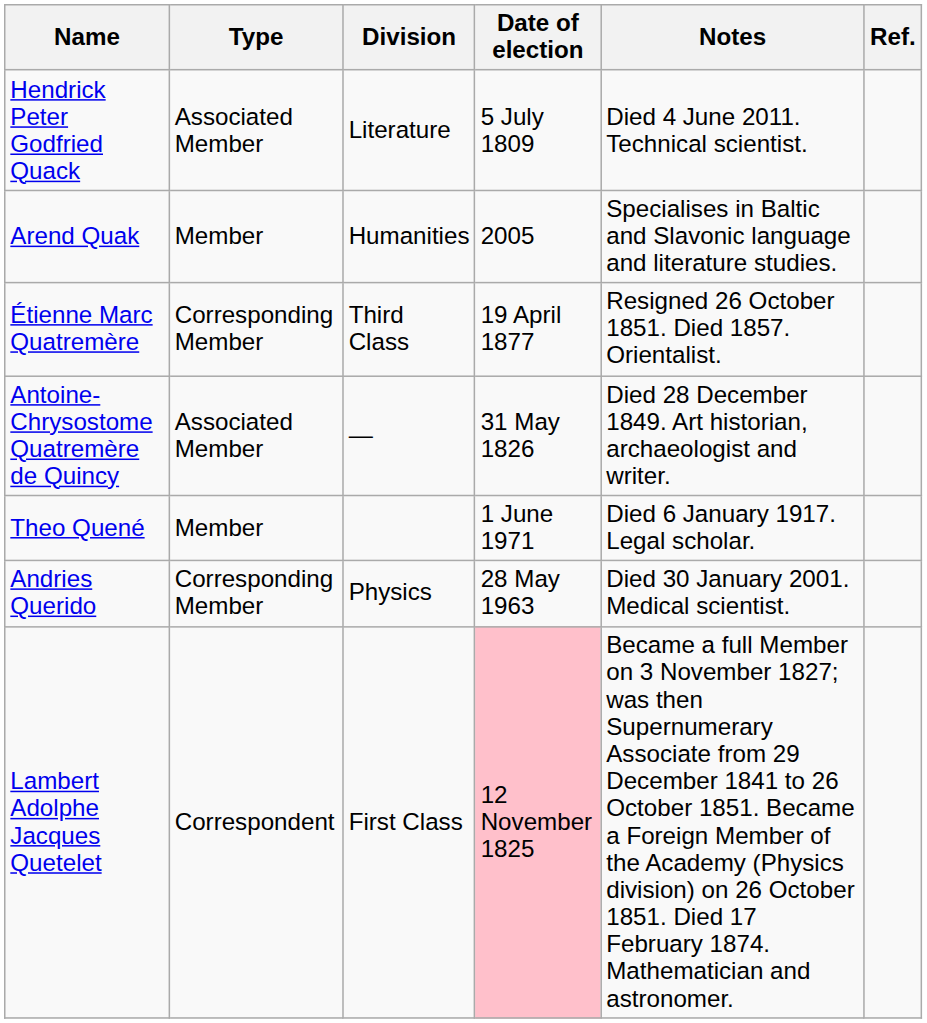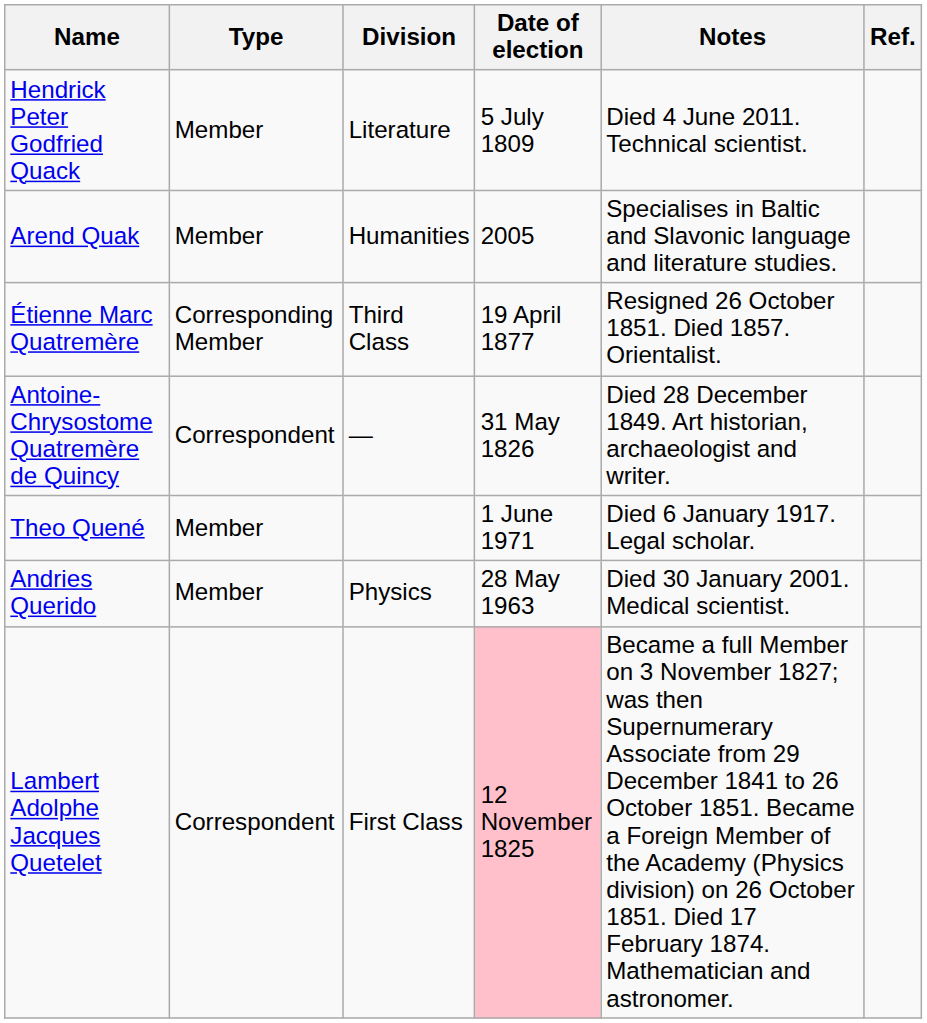(234, 129) Associated Member -> (219, 129) Member
(234, 435) Associated Member -> (255, 435) Correspondent
(254, 593) Corresponding Member -> (219, 593) Member
